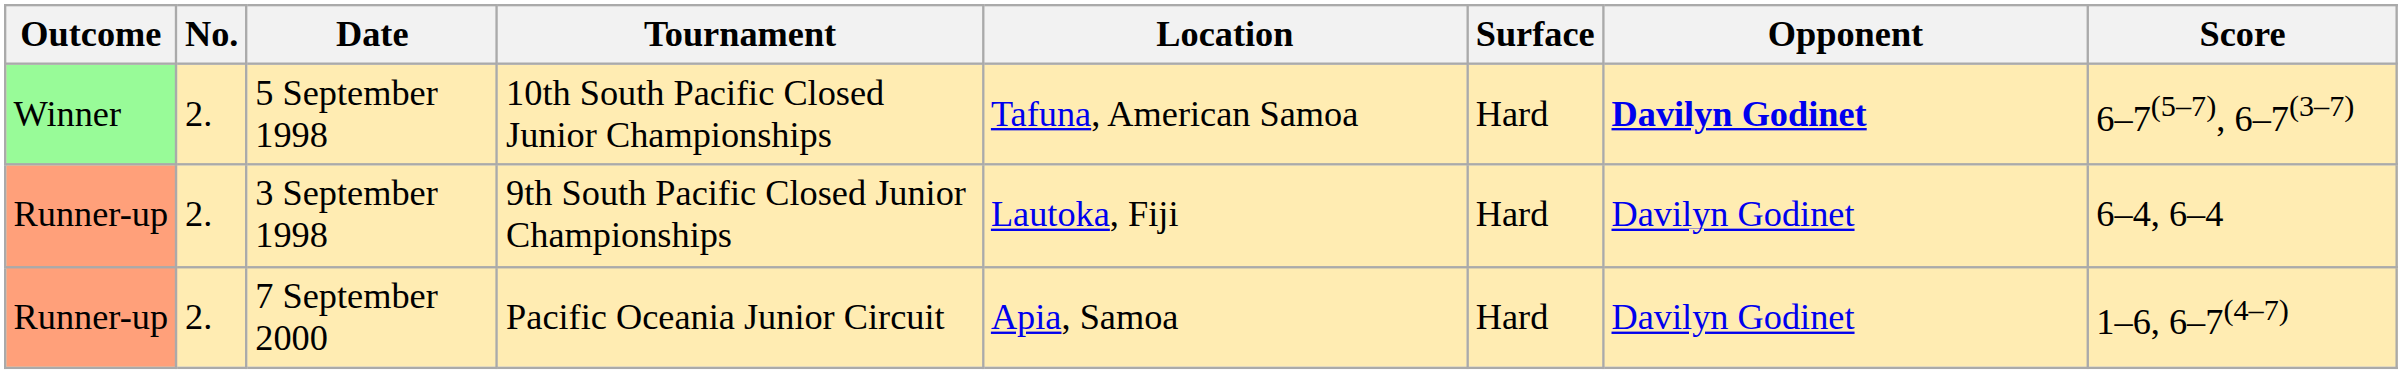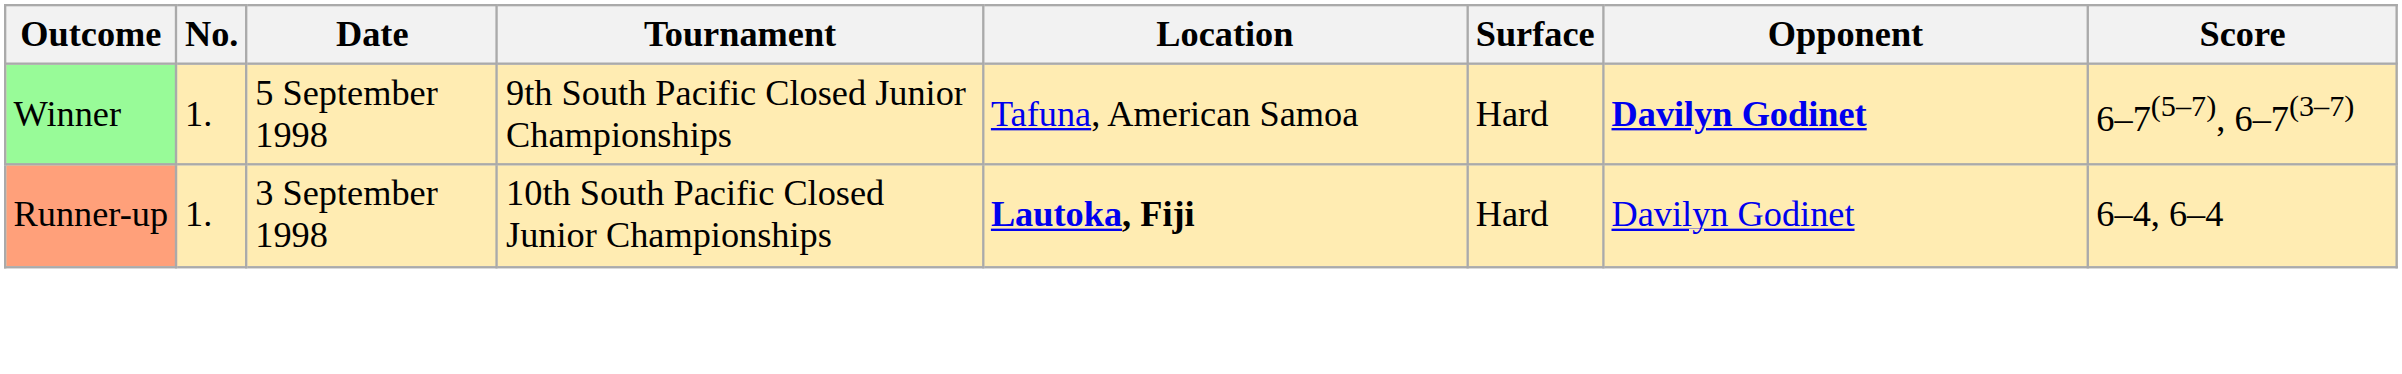(199, 113) 2. -> (199, 113) 1.
(695, 113) 10th South Pacific Closed Junior Championships -> (736, 113) 9th South Pacific Closed Junior Championships
(199, 214) 2. -> (199, 214) 1.
(736, 214) 9th South Pacific Closed Junior Championships -> (695, 214) 10th South Pacific Closed Junior Championships
(1085, 214) normal -> (1093, 214) bold
- row: (347, 315)
